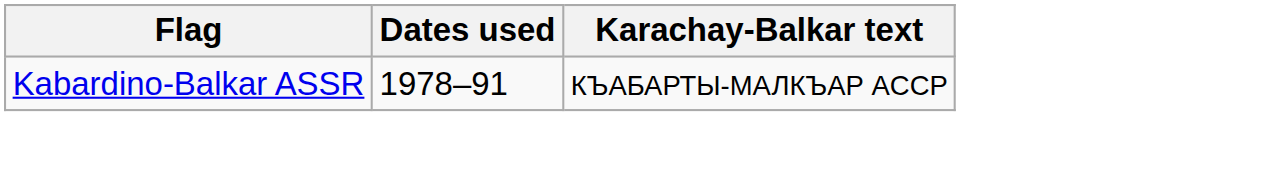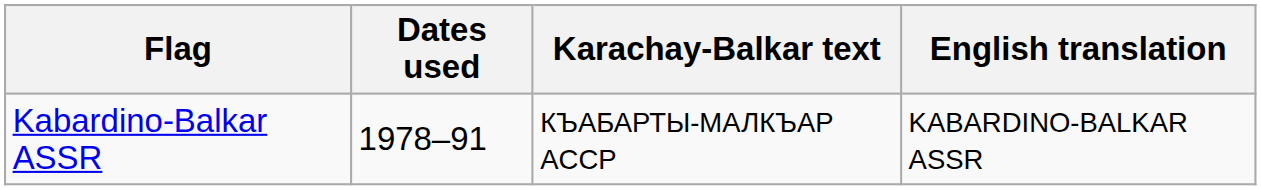+ column: (1078, 49)
